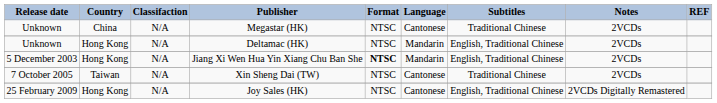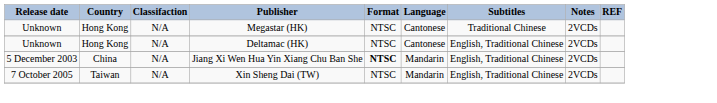(105, 28) China -> (105, 28) Hong Kong
(425, 43) Mandarin -> (425, 43) Cantonese
(105, 59) Hong Kong -> (105, 59) China
(425, 75) Cantonese -> (425, 75) Mandarin
(507, 75) Traditional Chinese -> (507, 75) English, Traditional Chinese
- row: (277, 91)
